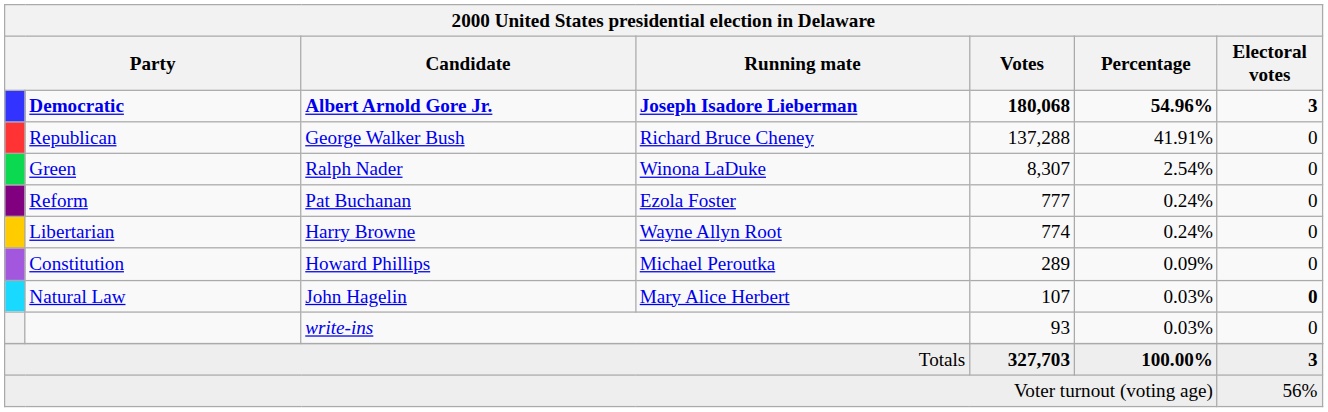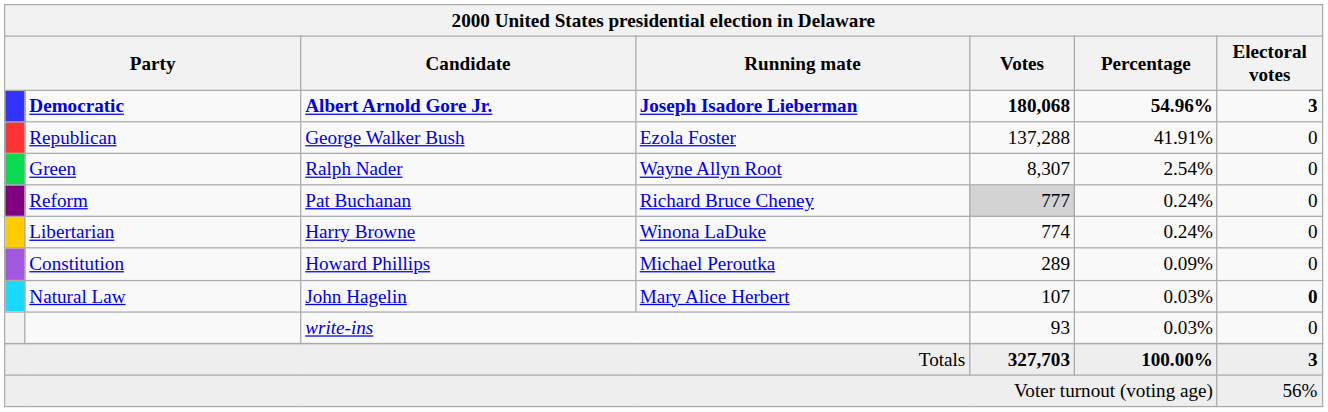(727, 137) Richard Bruce Cheney -> (688, 137) Ezola Foster
(703, 169) Winona LaDuke -> (711, 169) Wayne Allyn Root
(688, 201) Ezola Foster -> (727, 201) Richard Bruce Cheney
(1056, 201) no background -> (1056, 201) lightgrey background
(711, 232) Wayne Allyn Root -> (703, 232) Winona LaDuke
